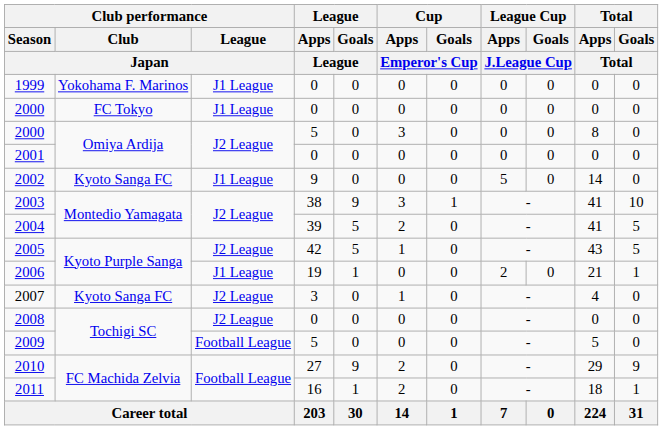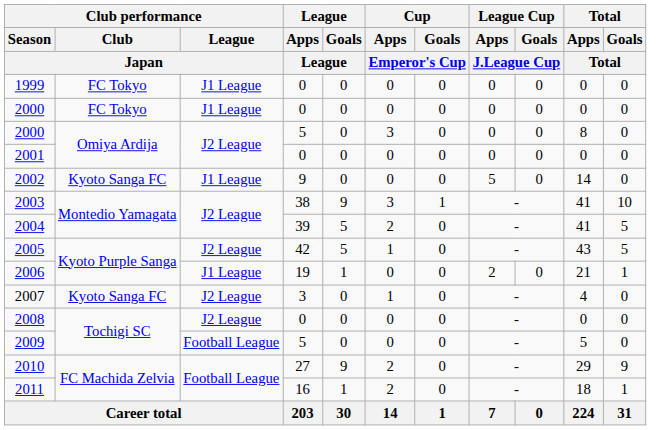(123, 86) Yokohama F. Marinos -> (117, 86) FC Tokyo
